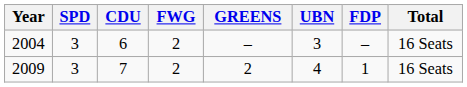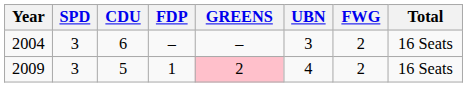columns swapped: (365, 17) <-> (176, 17)
(123, 69) 7 -> (123, 69) 5
(248, 69) no background -> (239, 69) pink background
